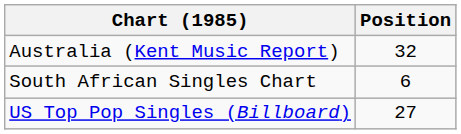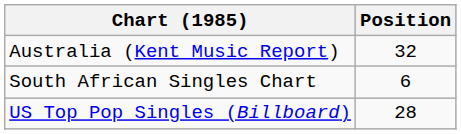(406, 113) 27 -> (406, 113) 28
